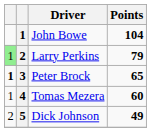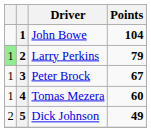(10, 75) bold -> (10, 75) normal
(137, 75) 65 -> (137, 75) 67
